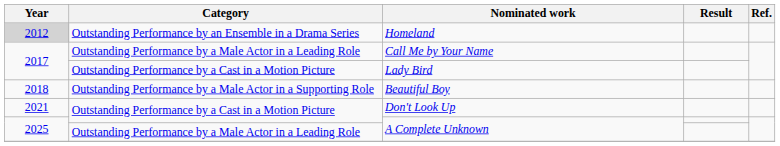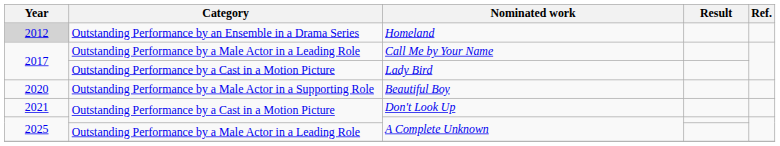(37, 88) 2018 -> (37, 88) 2020
